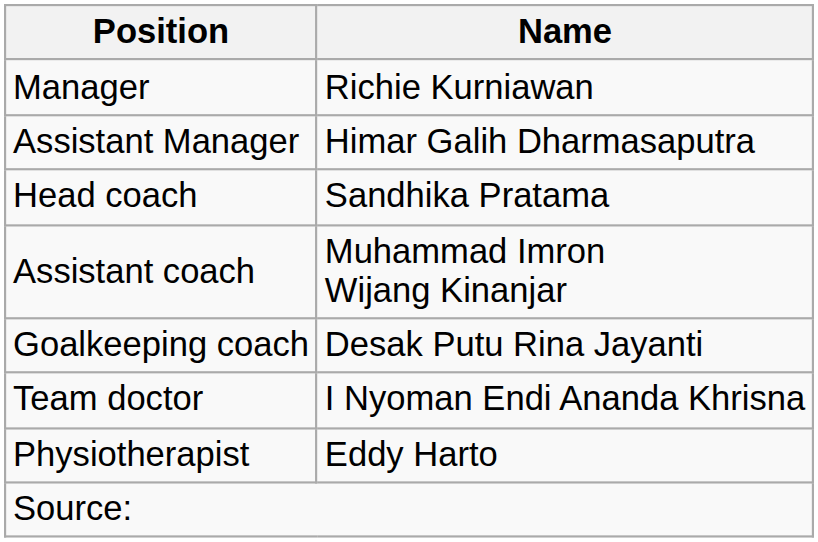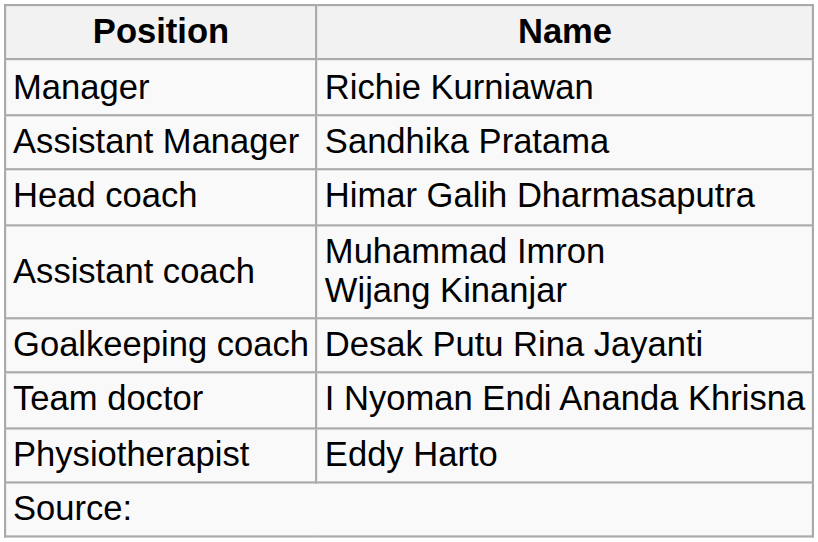(540, 141) Himar Galih Dharmasaputra -> (467, 141) Sandhika Pratama
(467, 196) Sandhika Pratama -> (540, 196) Himar Galih Dharmasaputra
